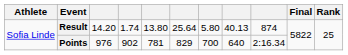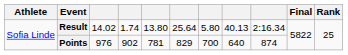(104, 28) 14.20 -> (104, 28) 14.02
(269, 28) 874 -> (269, 28) 2:16.34
(269, 43) 2:16.34 -> (269, 43) 874
